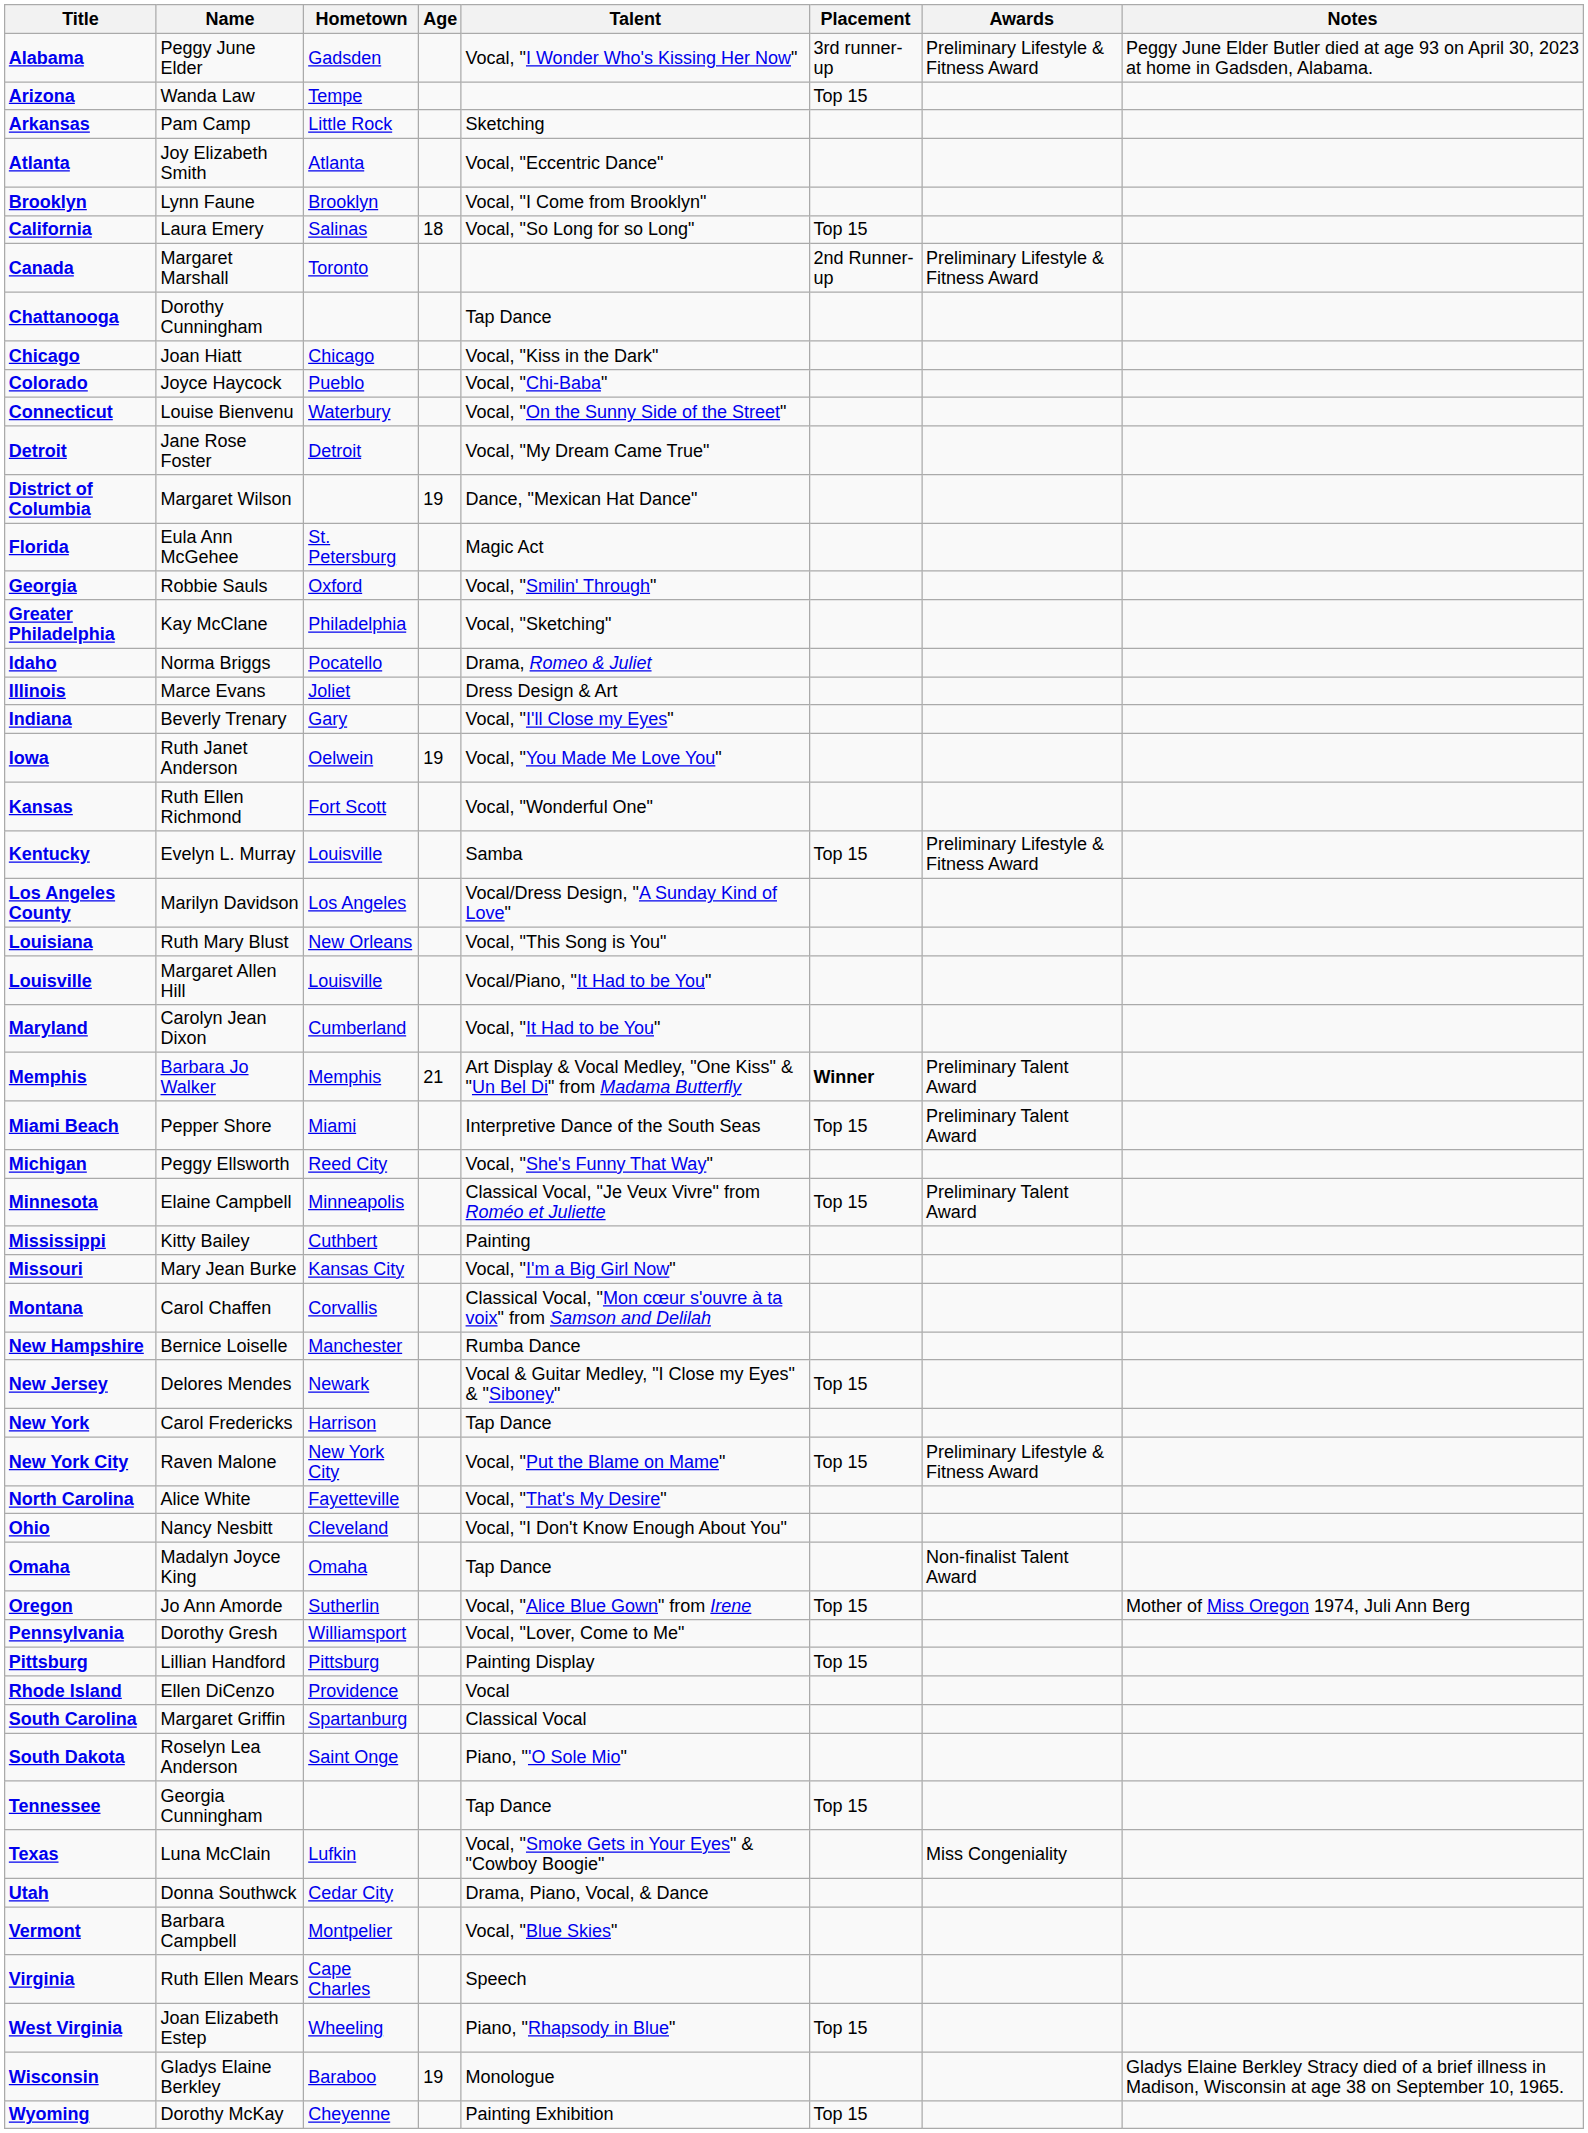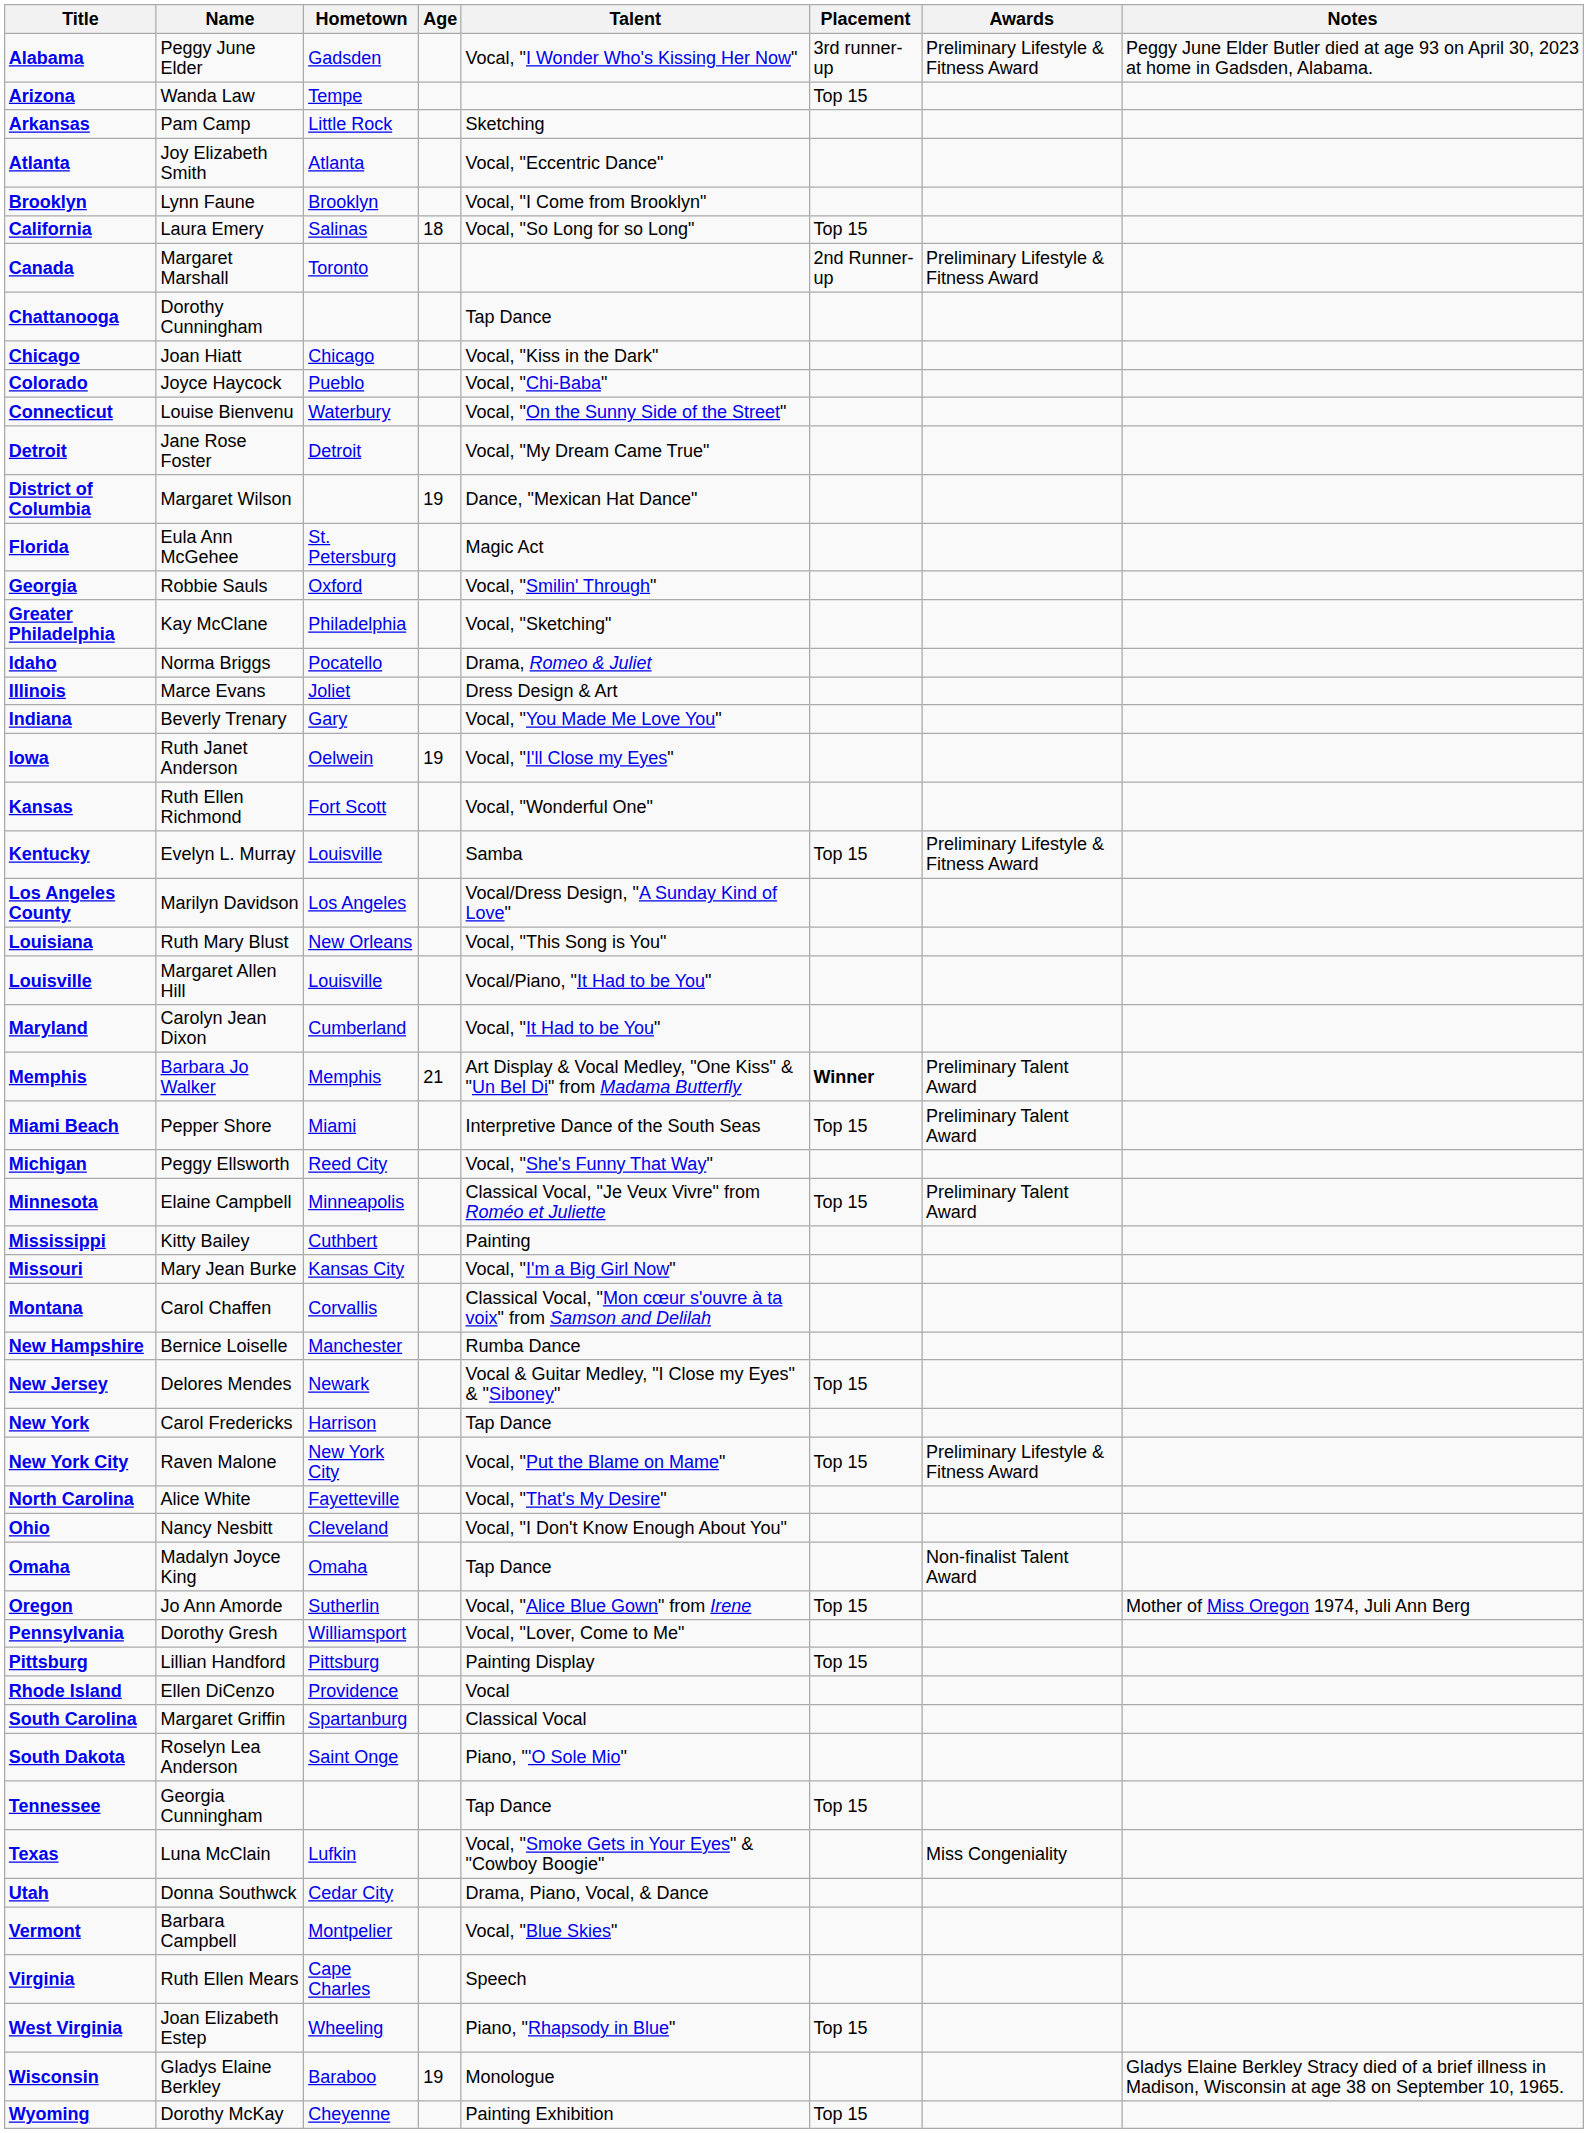(570, 720) Vocal, "I'll Close my Eyes" -> (594, 720) Vocal, "You Made Me Love You"
(594, 758) Vocal, "You Made Me Love You" -> (570, 758) Vocal, "I'll Close my Eyes"
